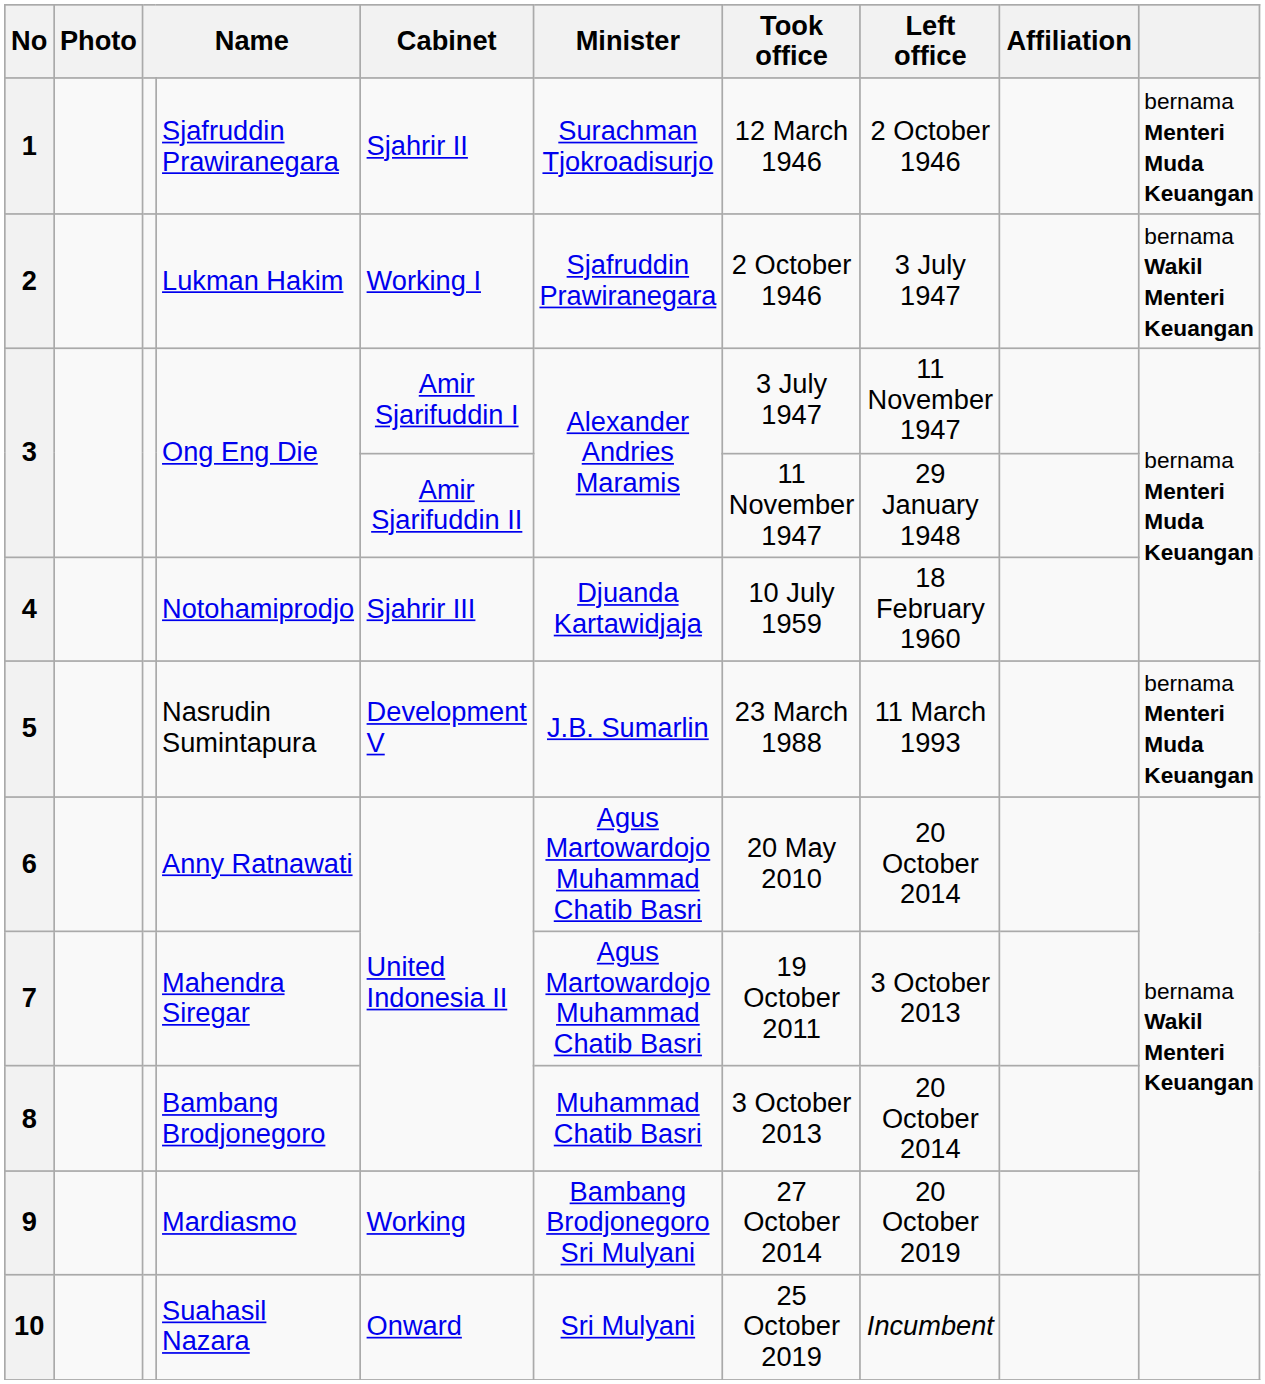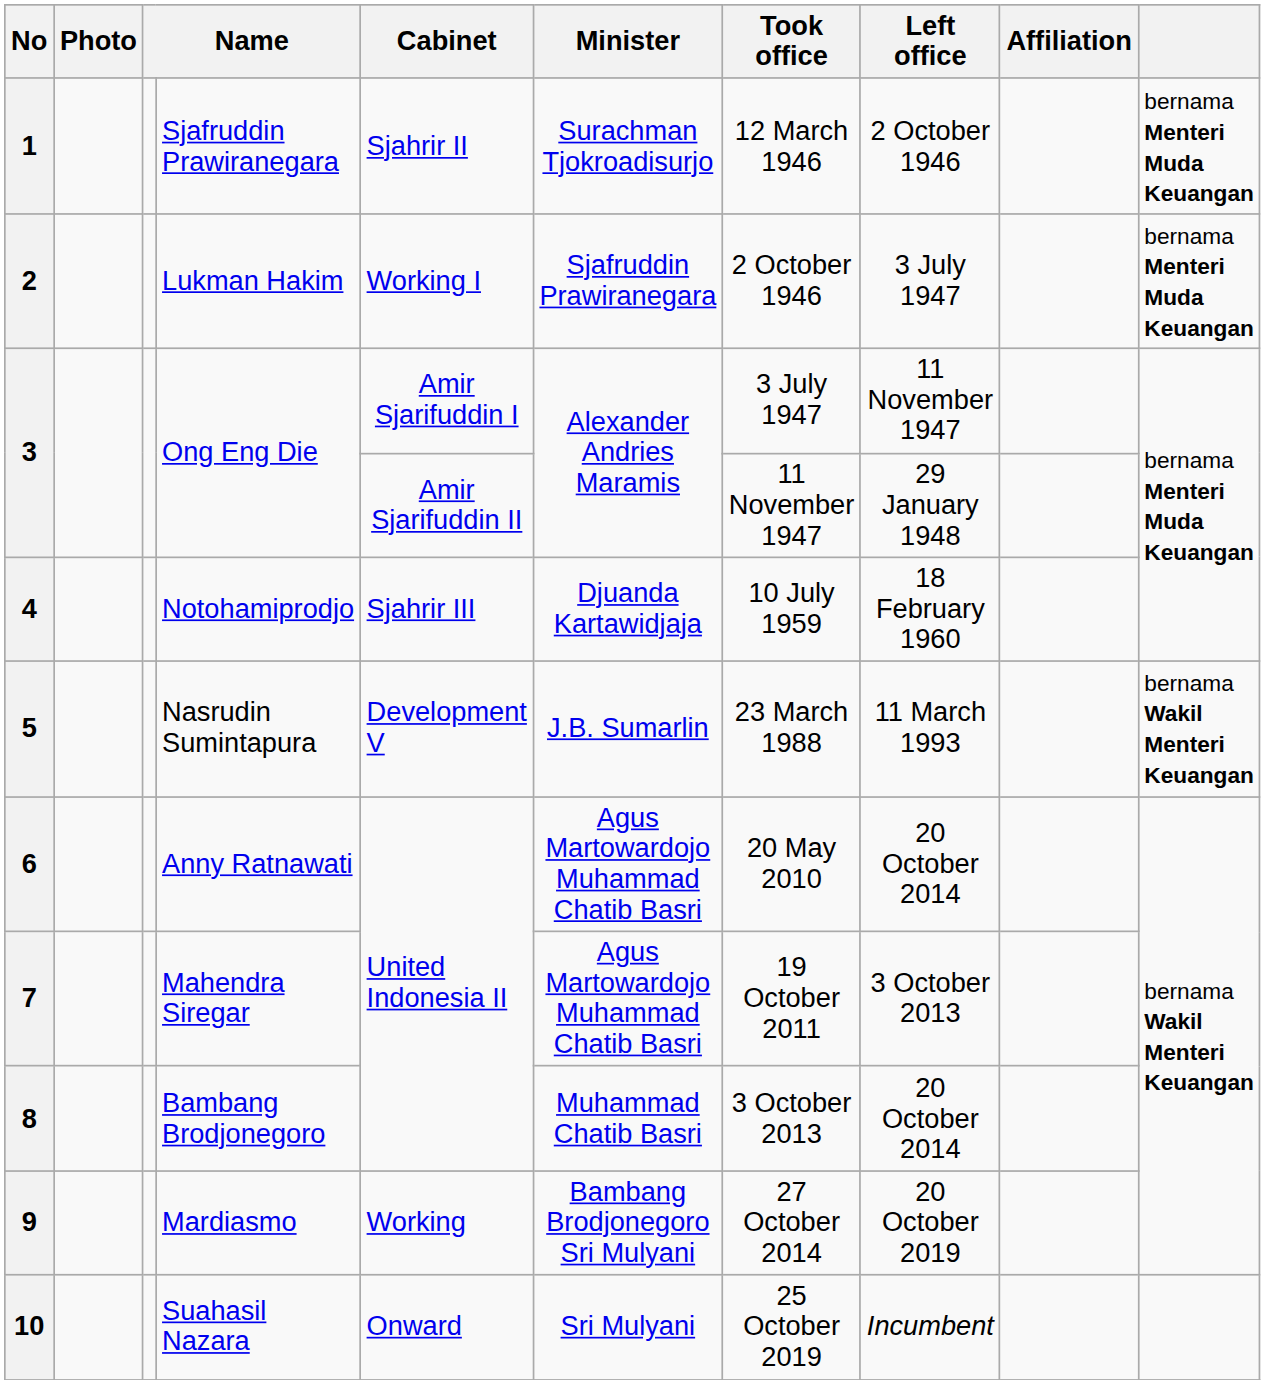(1199, 282) bernama Wakil Menteri Keuangan -> (1199, 282) bernama Menteri Muda Keuangan
(1199, 730) bernama Menteri Muda Keuangan -> (1199, 730) bernama Wakil Menteri Keuangan
